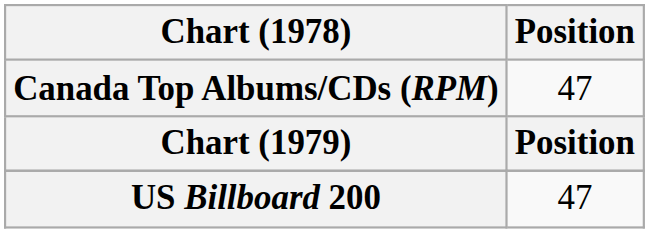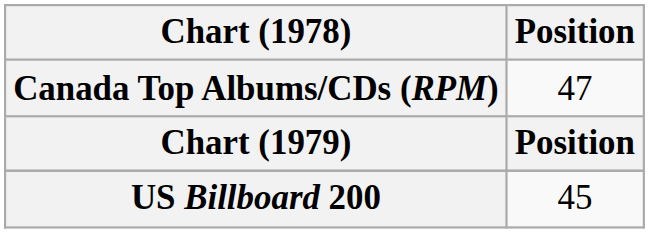(575, 198) 47 -> (575, 198) 45
